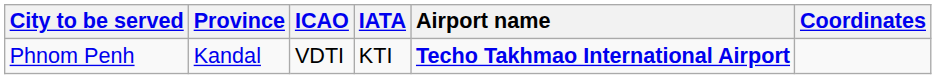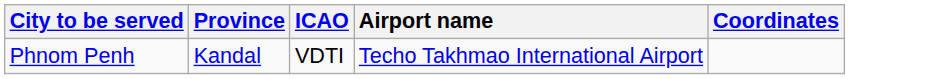- column: (382, 21)
(603, 55) bold -> (531, 55) normal
